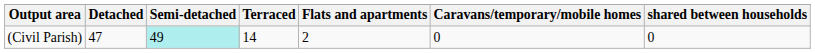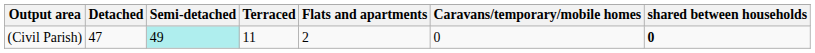(249, 37) 14 -> (249, 37) 11
(651, 37) normal -> (651, 37) bold
